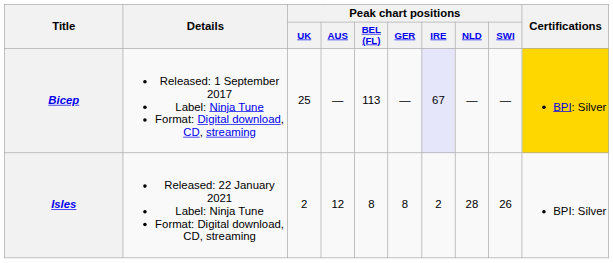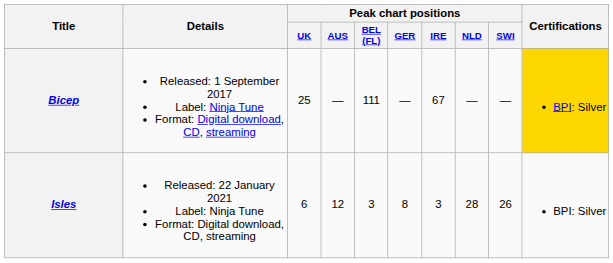(371, 100) 113 -> (371, 100) 111
(438, 100) lavender background -> (438, 100) no background
(304, 205) 2 -> (304, 205) 6
(371, 205) 8 -> (371, 205) 3
(438, 205) 2 -> (438, 205) 3
